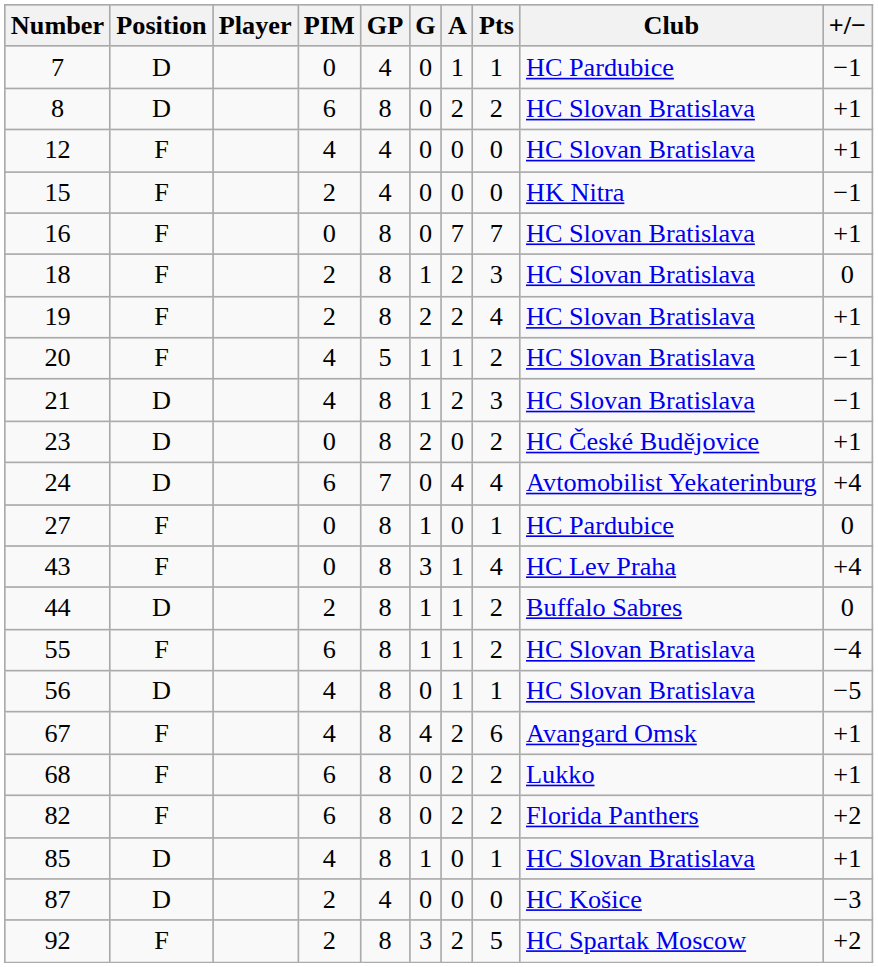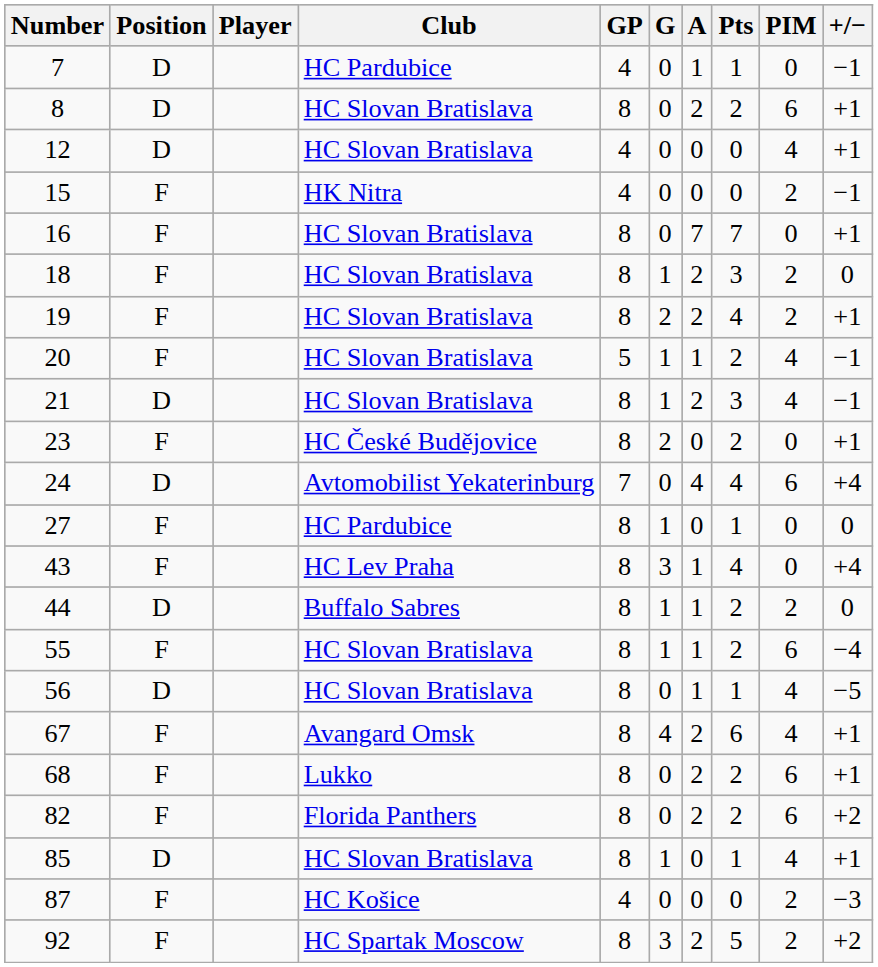columns swapped: (671, 25) <-> (329, 25)
(161, 150) F -> (161, 150) D
(161, 441) D -> (161, 441) F
(161, 899) D -> (161, 899) F
